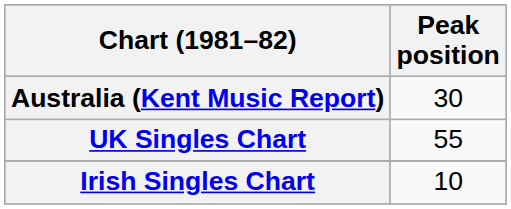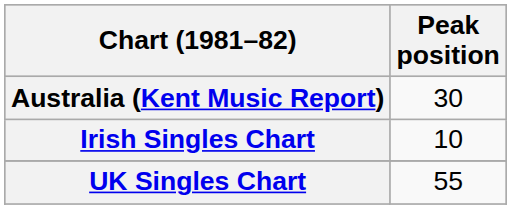rows swapped: (198, 181) <-> (198, 139)
